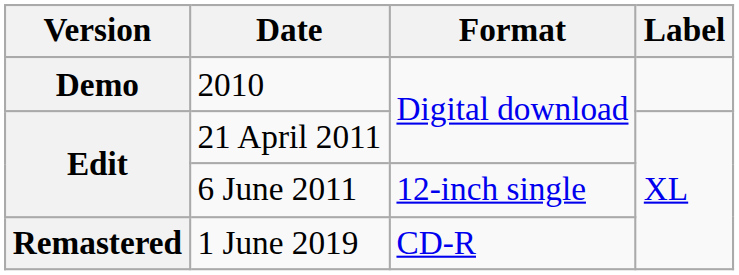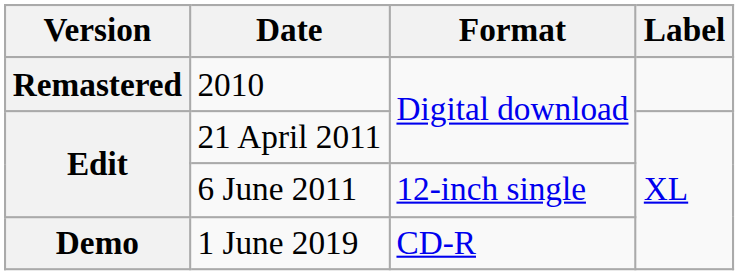(97, 83) Demo -> (97, 83) Remastered
(97, 242) Remastered -> (97, 242) Demo
